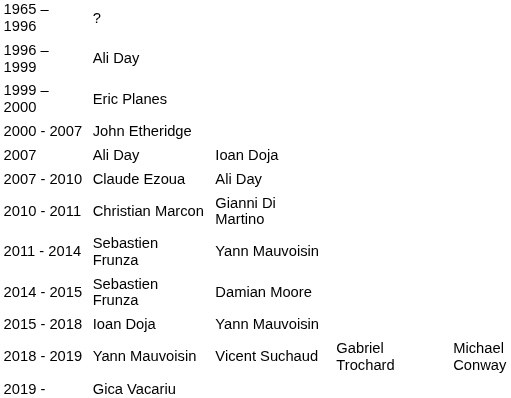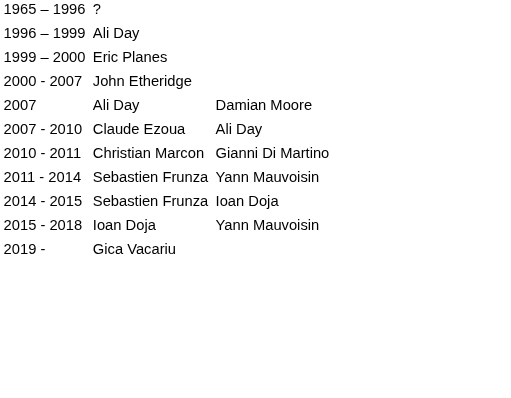(247, 155) Ioan Doja -> (264, 105) Damian Moore
(264, 292) Damian Moore -> (247, 201) Ioan Doja
- row: (43, 356)
